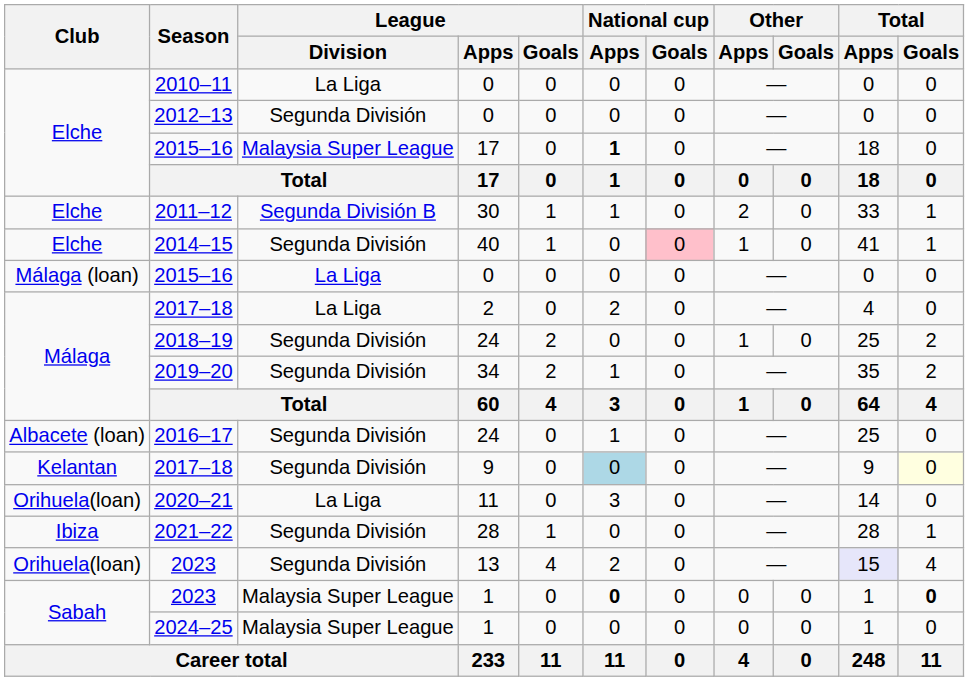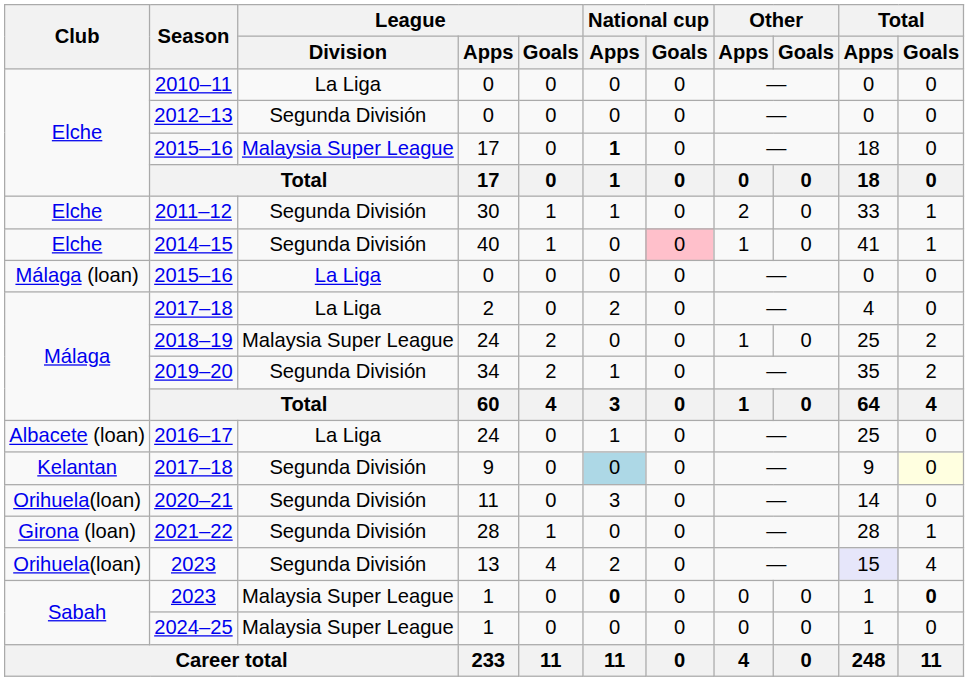(348, 212) Segunda División B -> (348, 212) Segunda División
(348, 340) Segunda División -> (348, 340) Malaysia Super League
(348, 436) Segunda División -> (348, 436) La Liga
(348, 500) La Liga -> (348, 500) Segunda División
(77, 532) Ibiza -> (77, 532) Girona (loan)
